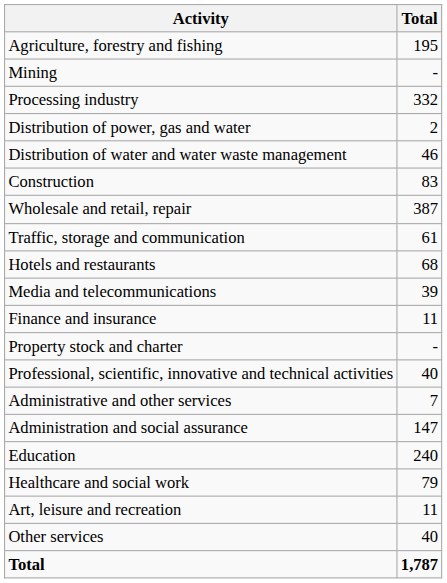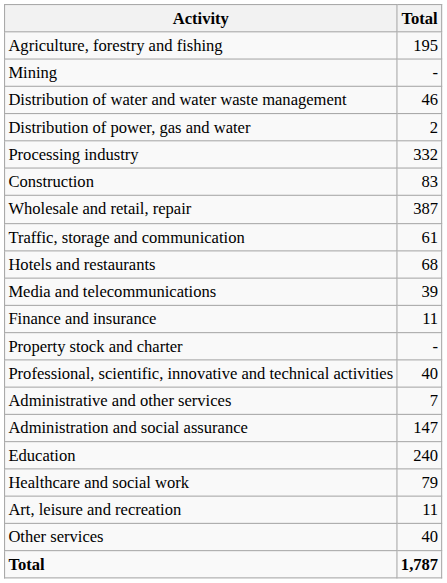rows swapped: (73, 100) <-> (178, 154)
